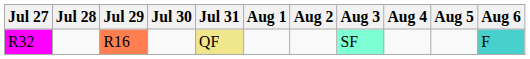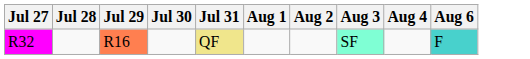- column: (454, 16)
